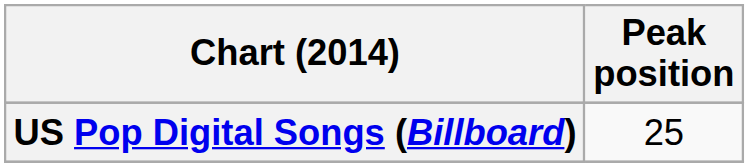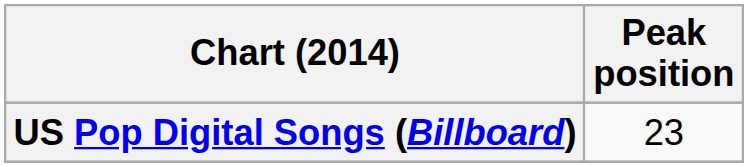(664, 131) 25 -> (664, 131) 23
